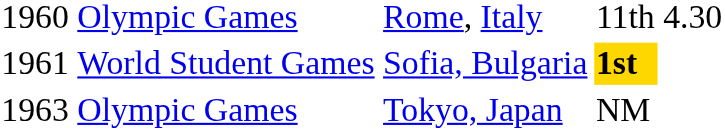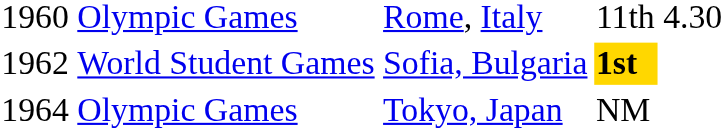(35, 63) 1961 -> (35, 63) 1962
(35, 109) 1963 -> (35, 109) 1964
